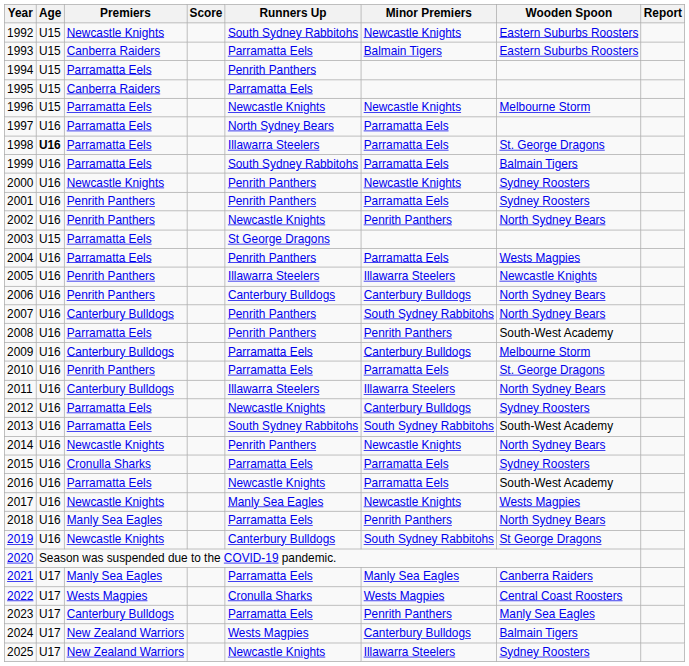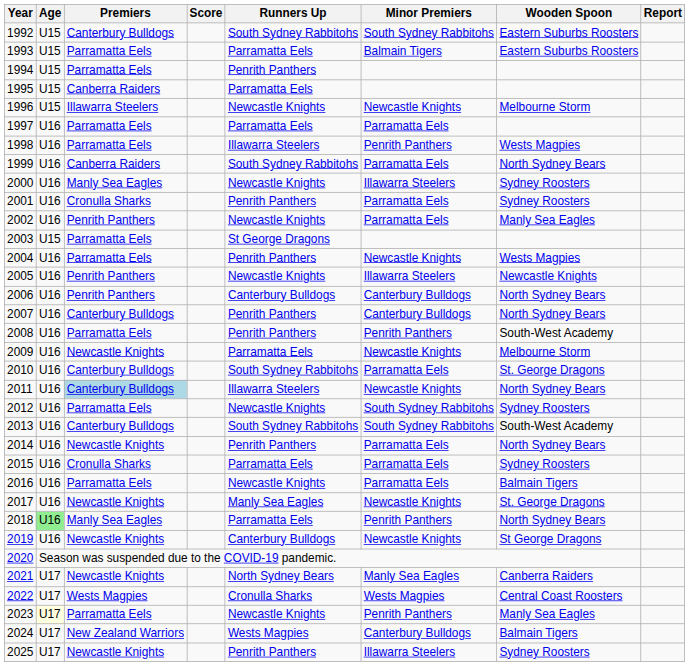(115, 32) Newcastle Knights -> (120, 32) Canterbury Bulldogs
(412, 32) Newcastle Knights -> (429, 32) South Sydney Rabbitohs
(113, 51) Canberra Raiders -> (109, 51) Parramatta Eels
(109, 107) Parramatta Eels -> (112, 107) Illawarra Steelers
(281, 126) North Sydney Bears -> (270, 126) Parramatta Eels
(50, 145) bold -> (50, 145) normal
(406, 145) Parramatta Eels -> (408, 145) Penrith Panthers
(552, 145) St. George Dragons -> (540, 145) Wests Magpies
(109, 164) Parramatta Eels -> (113, 164) Canberra Raiders
(539, 164) Balmain Tigers -> (552, 164) North Sydney Bears
(115, 182) Newcastle Knights -> (114, 182) Manly Sea Eagles
(272, 182) Penrith Panthers -> (277, 182) Newcastle Knights
(412, 182) Newcastle Knights -> (409, 182) Illawarra Steelers
(111, 201) Penrith Panthers -> (109, 201) Cronulla Sharks
(408, 220) Penrith Panthers -> (406, 220) Parramatta Eels
(552, 220) North Sydney Bears -> (547, 220) Manly Sea Eagles
(406, 257) Parramatta Eels -> (412, 257) Newcastle Knights
(274, 276) Illawarra Steelers -> (277, 276) Newcastle Knights
(429, 314) South Sydney Rabbitohs -> (417, 314) Canterbury Bulldogs
(120, 351) Canterbury Bulldogs -> (115, 351) Newcastle Knights
(417, 351) Canterbury Bulldogs -> (412, 351) Newcastle Knights
(111, 370) Penrith Panthers -> (120, 370) Canterbury Bulldogs
(270, 370) Parramatta Eels -> (293, 370) South Sydney Rabbitohs
(120, 389) no background -> (120, 389) lightblue background
(409, 389) Illawarra Steelers -> (412, 389) Newcastle Knights
(417, 408) Canterbury Bulldogs -> (429, 408) South Sydney Rabbitohs
(109, 426) Parramatta Eels -> (120, 426) Canterbury Bulldogs
(412, 445) Newcastle Knights -> (406, 445) Parramatta Eels
(556, 483) South-West Academy -> (539, 483) Balmain Tigers
(540, 502) Wests Magpies -> (552, 502) St. George Dragons
(50, 520) no background -> (50, 520) lightgreen background
(429, 539) South Sydney Rabbitohs -> (412, 539) Newcastle Knights
(114, 577) Manly Sea Eagles -> (115, 577) Newcastle Knights
(270, 577) Parramatta Eels -> (281, 577) North Sydney Bears
(50, 614) no background -> (50, 614) lightyellow background
(120, 614) Canterbury Bulldogs -> (109, 614) Parramatta Eels
(270, 614) Parramatta Eels -> (277, 614) Newcastle Knights
(125, 652) New Zealand Warriors -> (115, 652) Newcastle Knights
(277, 652) Newcastle Knights -> (272, 652) Penrith Panthers
